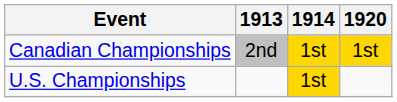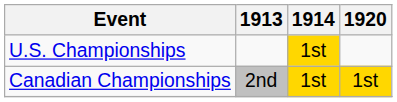rows swapped: (120, 50) <-> (97, 81)
